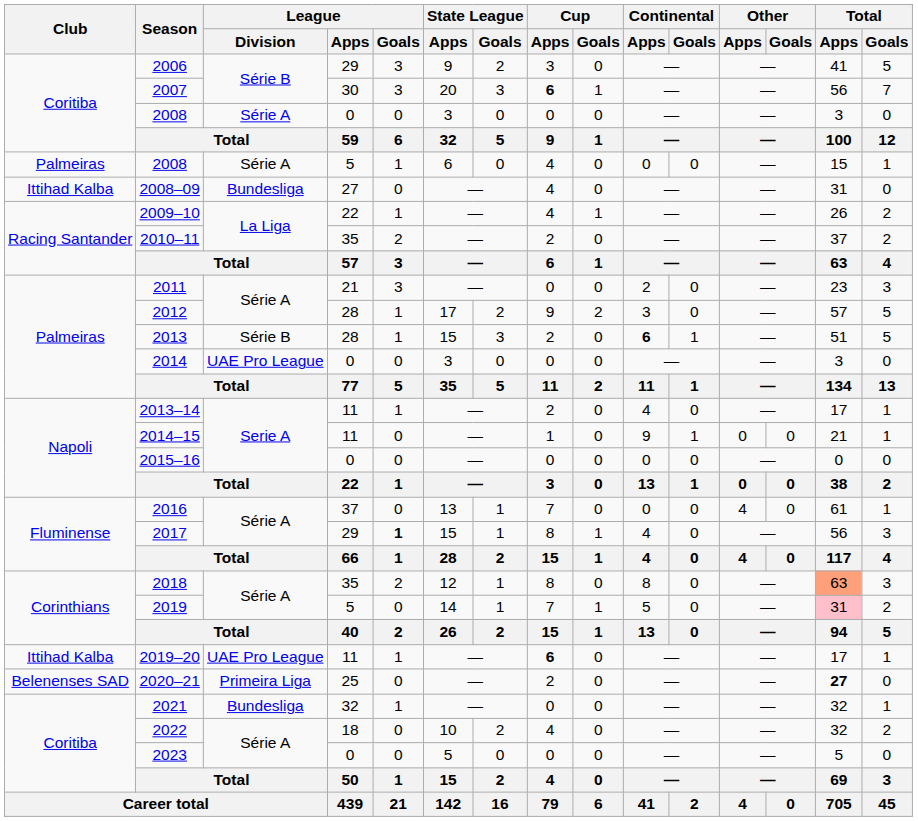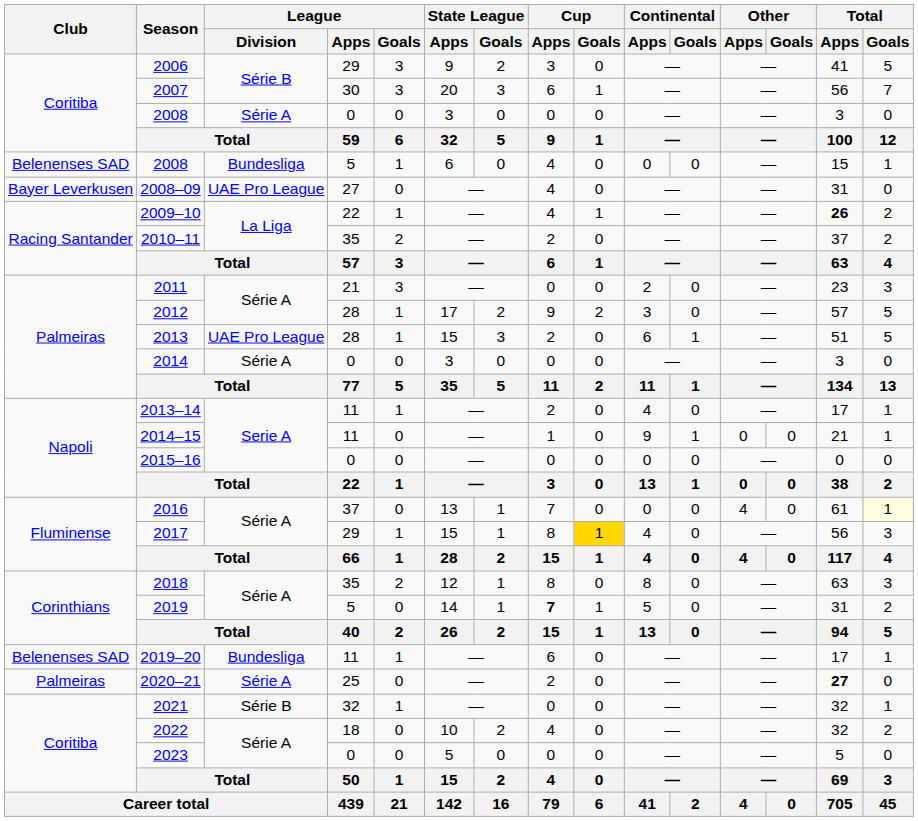(550, 90) bold -> (551, 90) normal
(70, 164) Palmeiras -> (71, 164) Belenenses SAD
(265, 164) Série A -> (266, 164) Bundesliga
(70, 189) Ittihad Kalba -> (71, 189) Bayer Leverkusen
(265, 189) Bundesliga -> (266, 189) UAE Pro League
(839, 213) normal -> (840, 213) bold
(265, 336) Série B -> (266, 336) UAE Pro League
(646, 336) bold -> (647, 336) normal
(265, 361) UAE Pro League -> (266, 361) Série A
(887, 509) no background -> (888, 509) lightyellow background
(398, 533) bold -> (399, 533) normal
(598, 533) no background -> (599, 533) gold background
(839, 582) lightsalmon background -> (840, 582) no background
(550, 607) normal -> (551, 607) bold
(839, 607) pink background -> (840, 607) no background
(70, 656) Ittihad Kalba -> (71, 656) Belenenses SAD
(265, 656) UAE Pro League -> (266, 656) Bundesliga
(550, 656) bold -> (551, 656) normal
(70, 681) Belenenses SAD -> (71, 681) Palmeiras
(265, 681) Primeira Liga -> (266, 681) Série A
(265, 705) Bundesliga -> (266, 705) Série B
